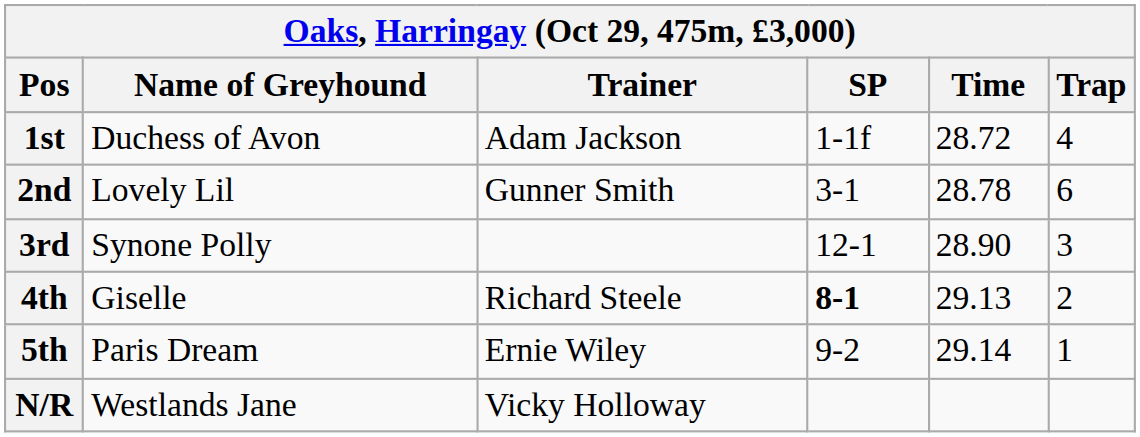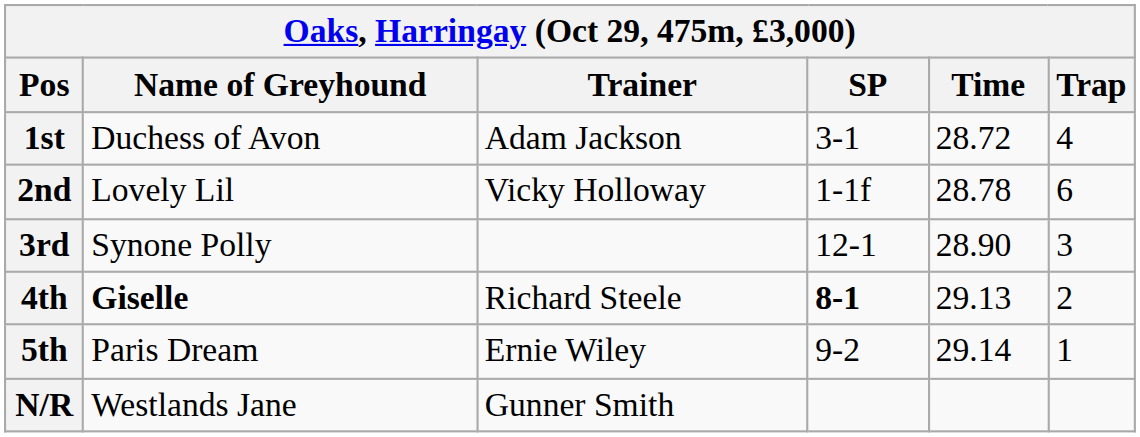(843, 137) 1-1f -> (838, 137) 3-1
(579, 191) Gunner Smith -> (595, 191) Vicky Holloway
(838, 191) 3-1 -> (843, 191) 1-1f
(139, 297) normal -> (140, 297) bold
(595, 404) Vicky Holloway -> (579, 404) Gunner Smith
